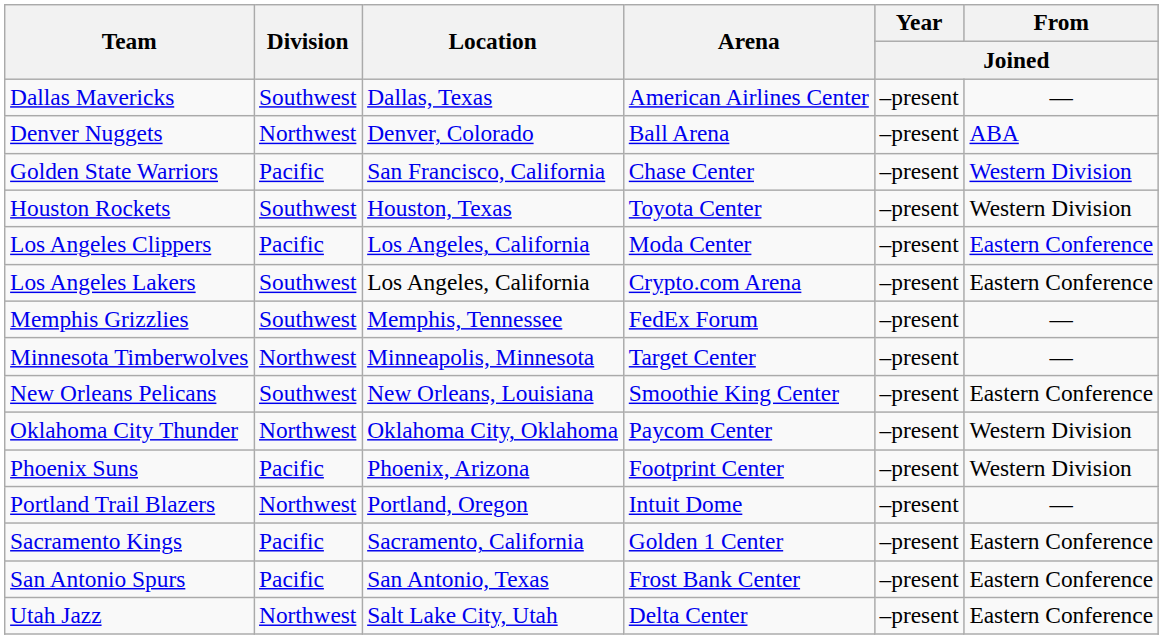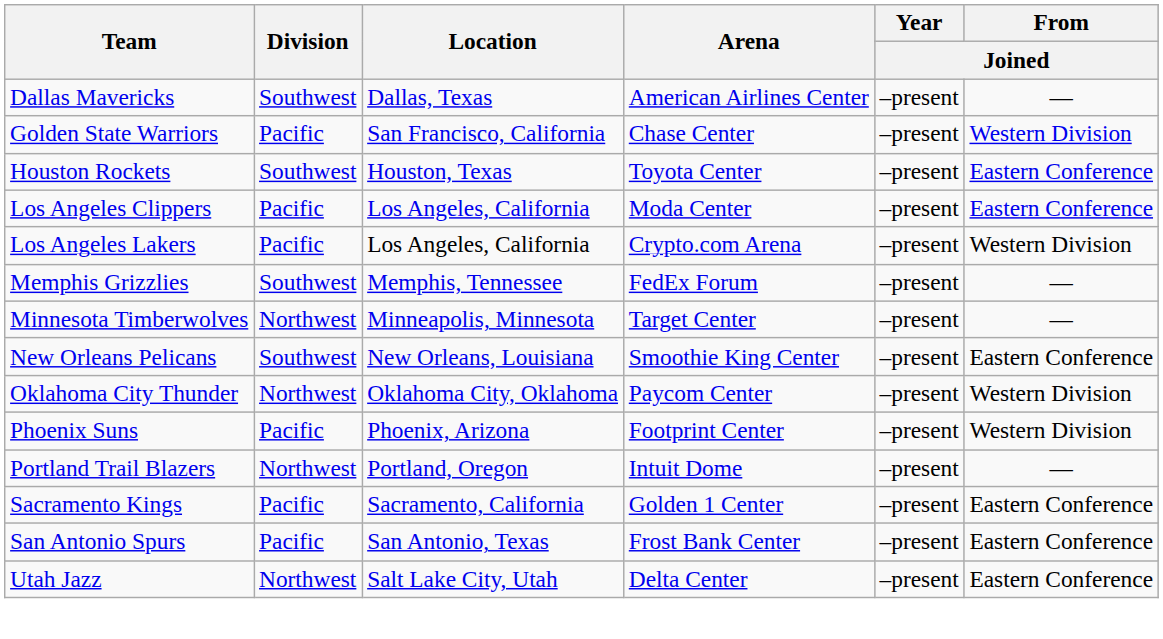- row: (86, 134)
(1051, 208) Western Division -> (1061, 171) Eastern Conference
(308, 282) Southwest -> (291, 245) Pacific
(1061, 282) Eastern Conference -> (1051, 245) Western Division
